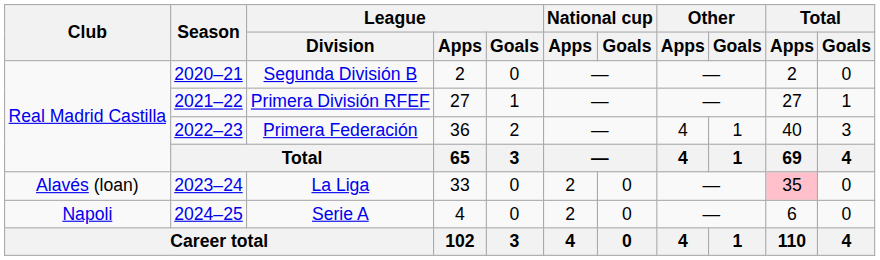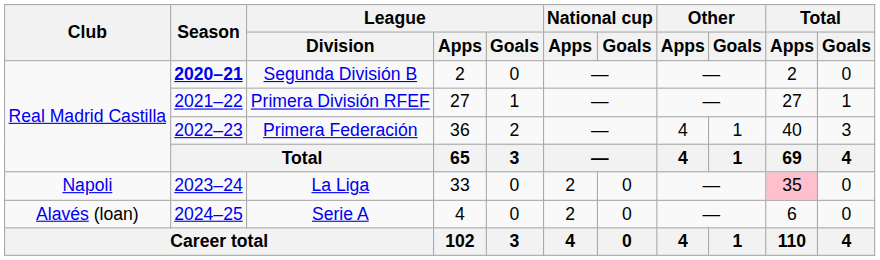(208, 74) normal -> (208, 74) bold
(87, 185) Alavés (loan) -> (87, 185) Napoli
(87, 213) Napoli -> (87, 213) Alavés (loan)
